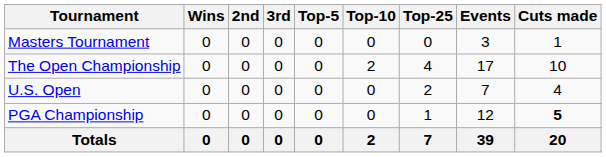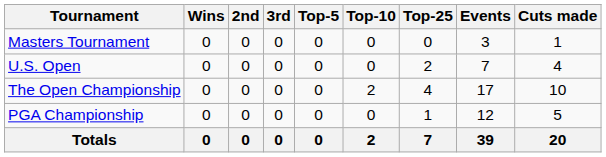rows swapped: (44, 90) <-> (94, 66)
(558, 115) bold -> (558, 115) normal
